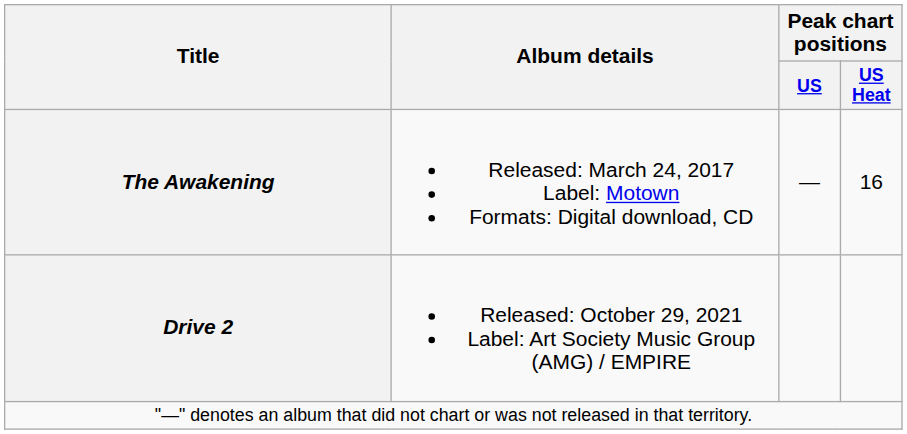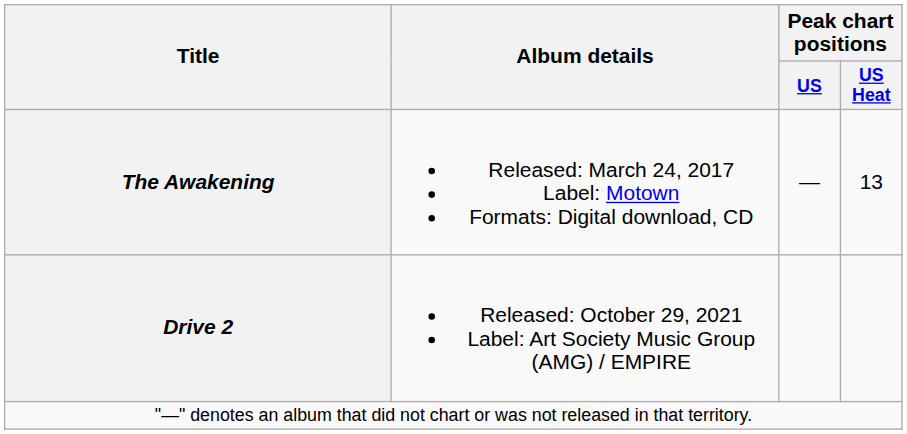(871, 182) 16 -> (871, 182) 13
